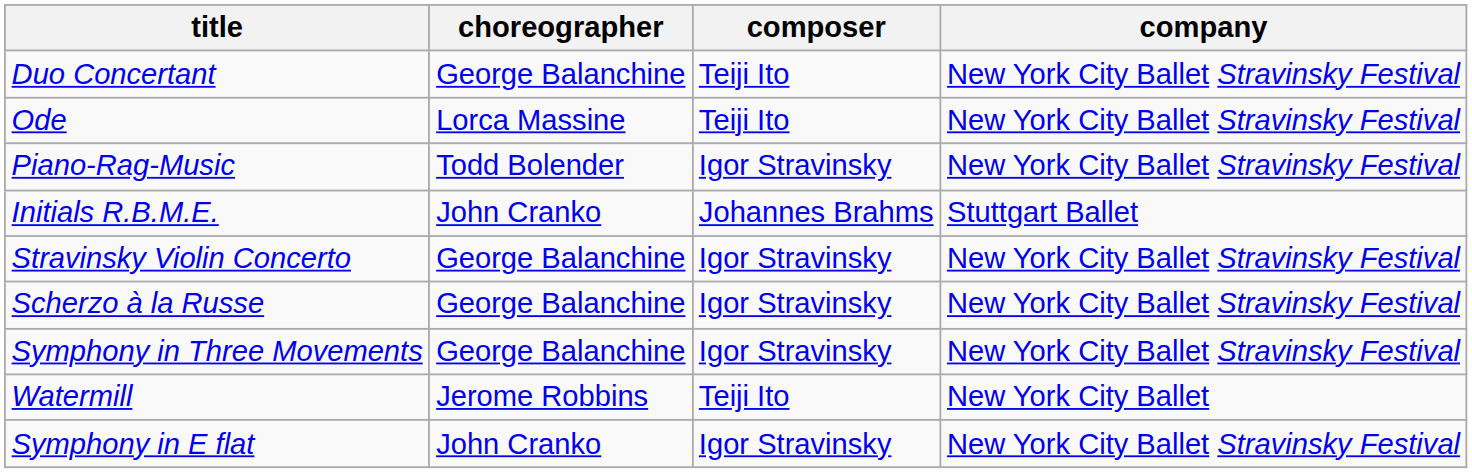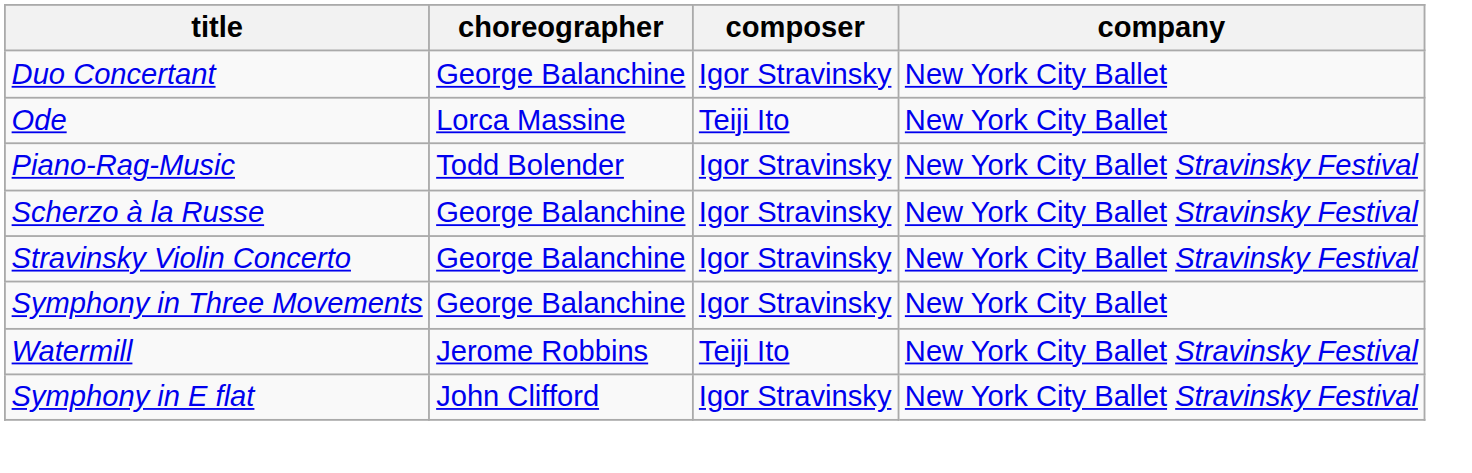(744, 73) Teiji Ito -> (795, 73) Igor Stravinsky
(1204, 73) New York City Ballet Stravinsky Festival -> (1036, 73) New York City Ballet
(1204, 119) New York City Ballet Stravinsky Festival -> (1036, 119) New York City Ballet
- row: (115, 212)
rows swapped: (138, 304) <-> (181, 258)
(1204, 350) New York City Ballet Stravinsky Festival -> (1036, 304) New York City Ballet
(1078, 397) New York City Ballet -> (1161, 350) New York City Ballet Stravinsky Festival
(519, 443) John Cranko -> (518, 397) John Clifford
